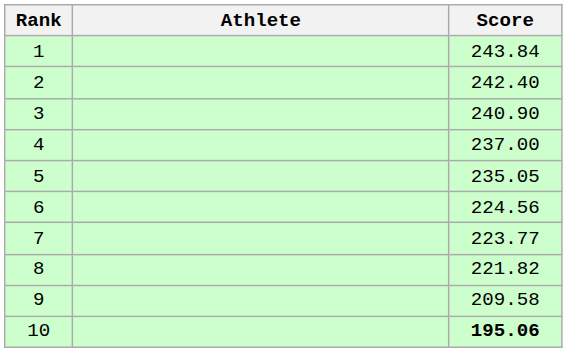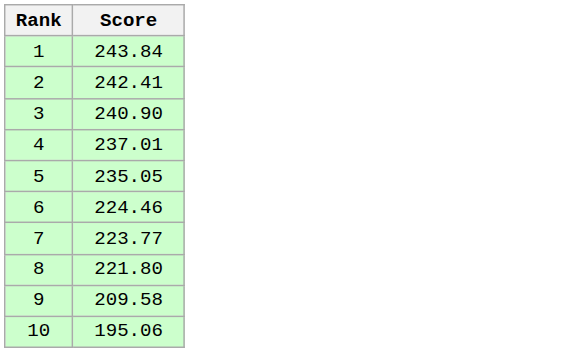- column: (261, 20)
(505, 83) 242.40 -> (129, 83) 242.41
(505, 145) 237.00 -> (129, 145) 237.01
(505, 207) 224.56 -> (129, 207) 224.46
(505, 269) 221.82 -> (129, 269) 221.80
(505, 332) bold -> (129, 332) normal
